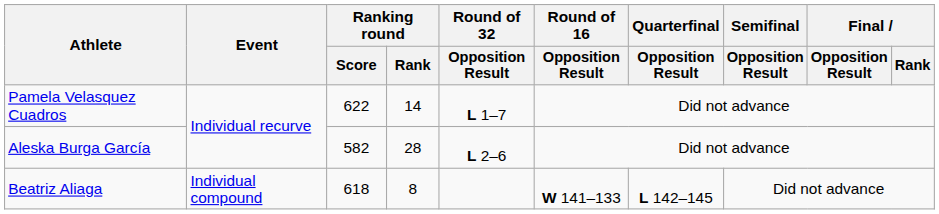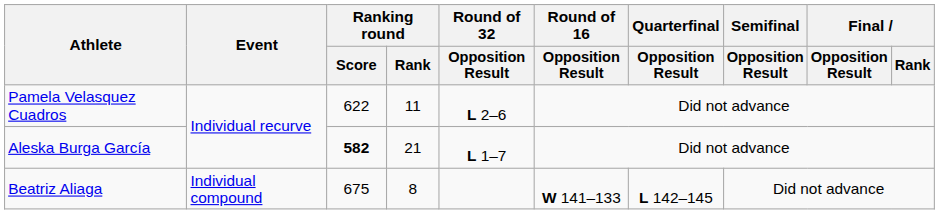(413, 106) 14 -> (413, 106) 11
(487, 115) L 1–7 -> (487, 115) L 2–6
(356, 148) normal -> (356, 148) bold
(413, 148) 28 -> (413, 148) 21
(487, 156) L 2–6 -> (487, 156) L 1–7
(356, 189) 618 -> (356, 189) 675
